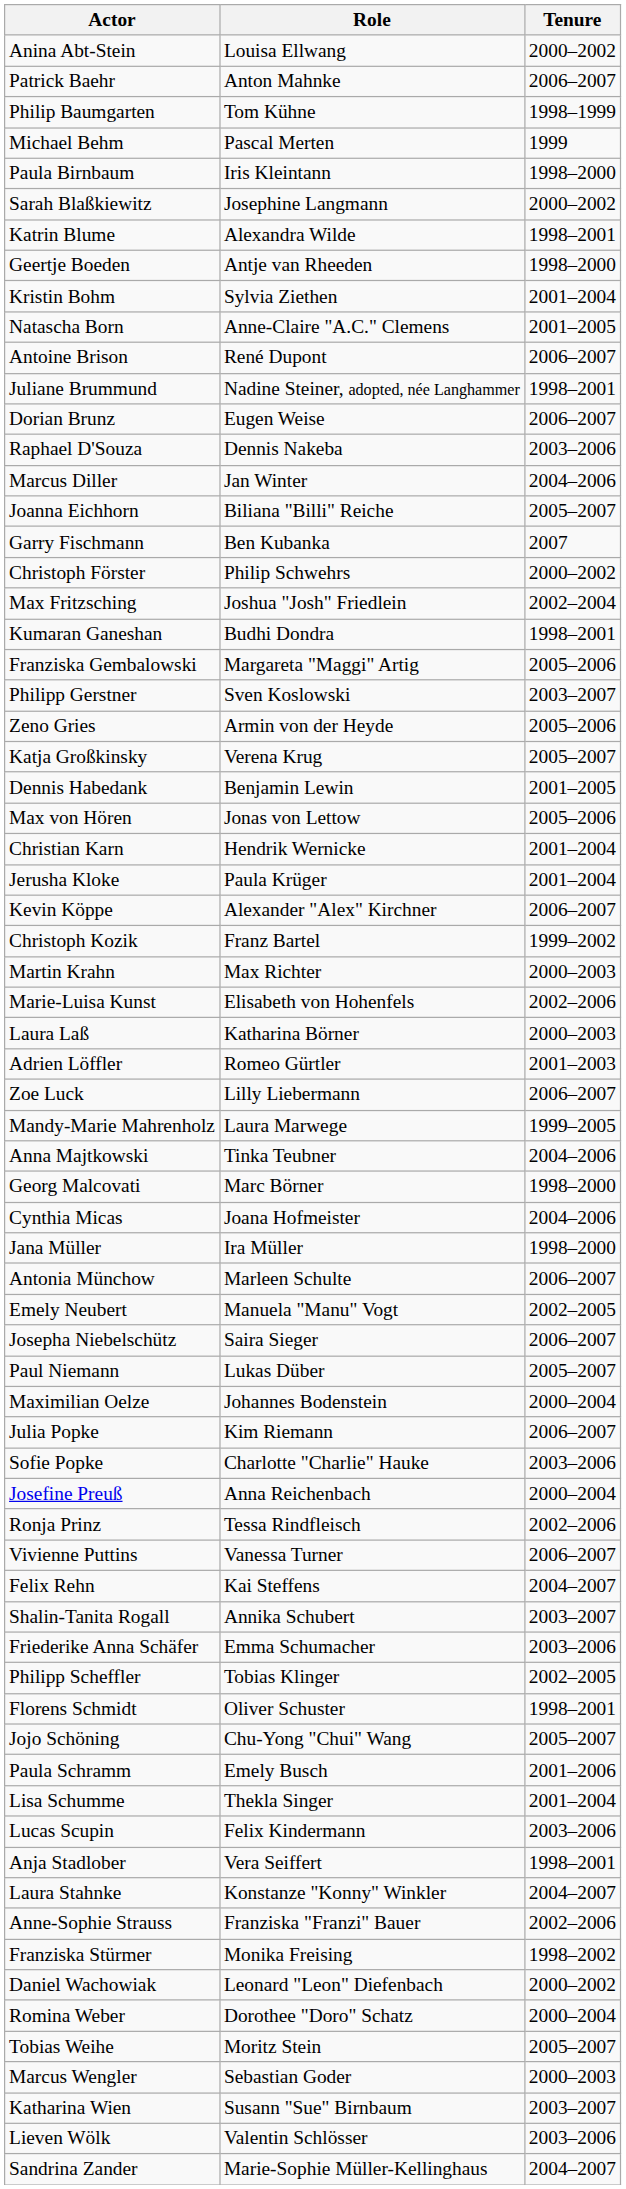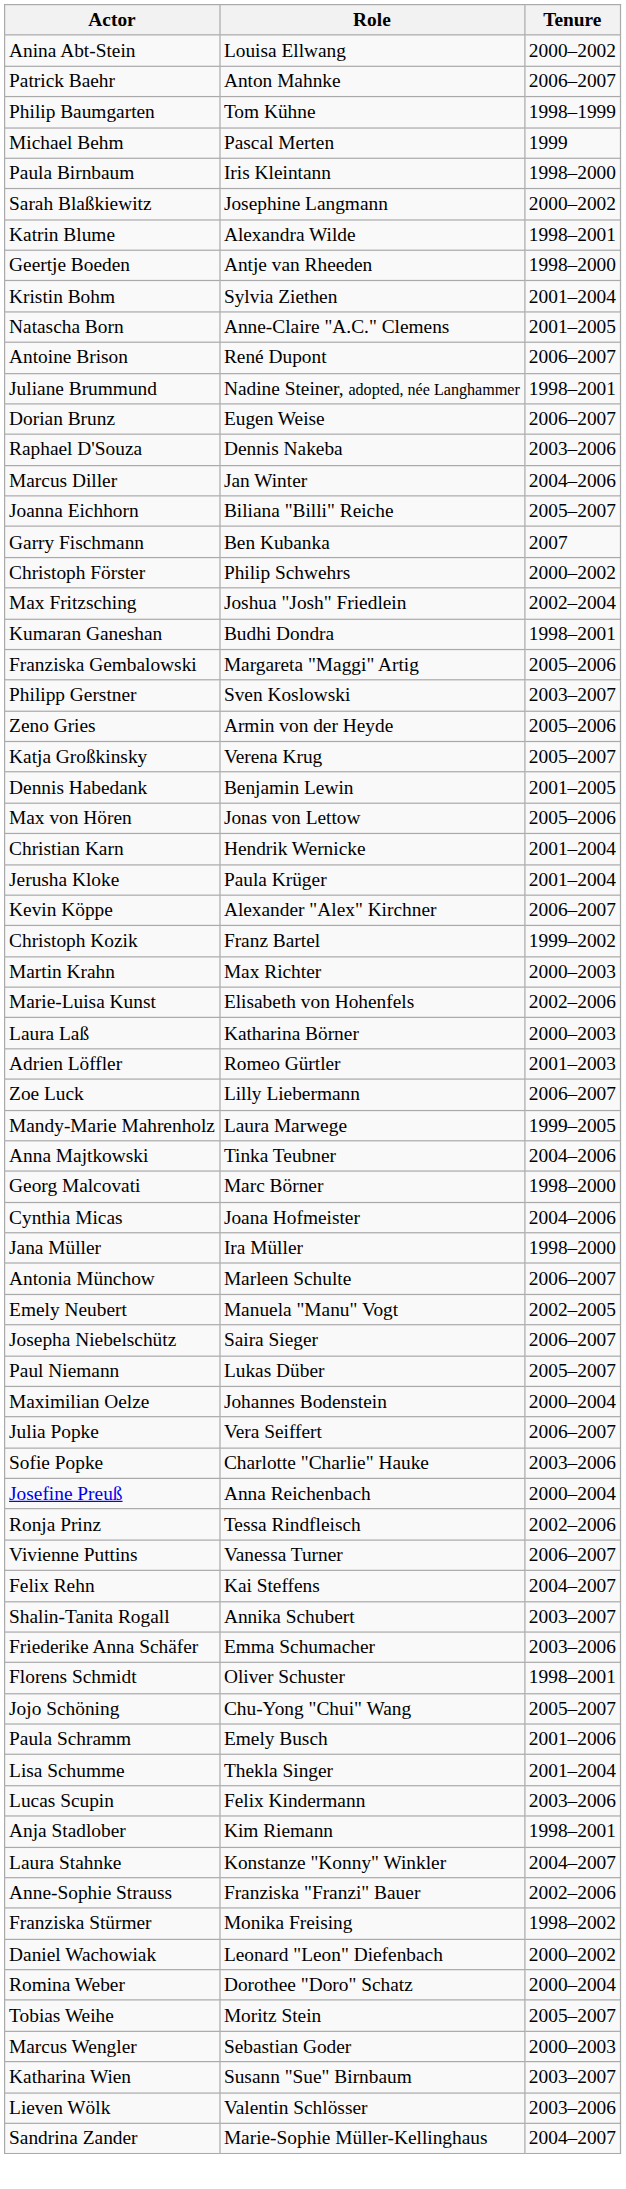(278, 1432) Kim Riemann -> (273, 1432) Vera Seiffert
- row: (75, 1677)
(273, 1862) Vera Seiffert -> (278, 1831) Kim Riemann
